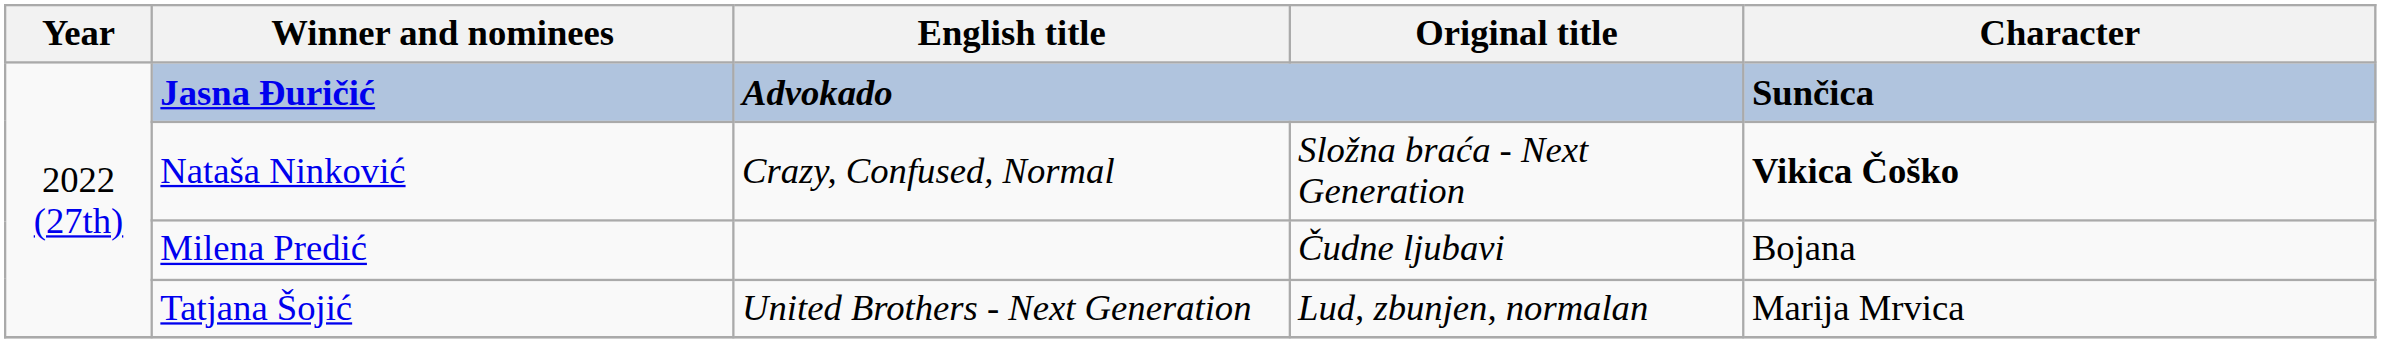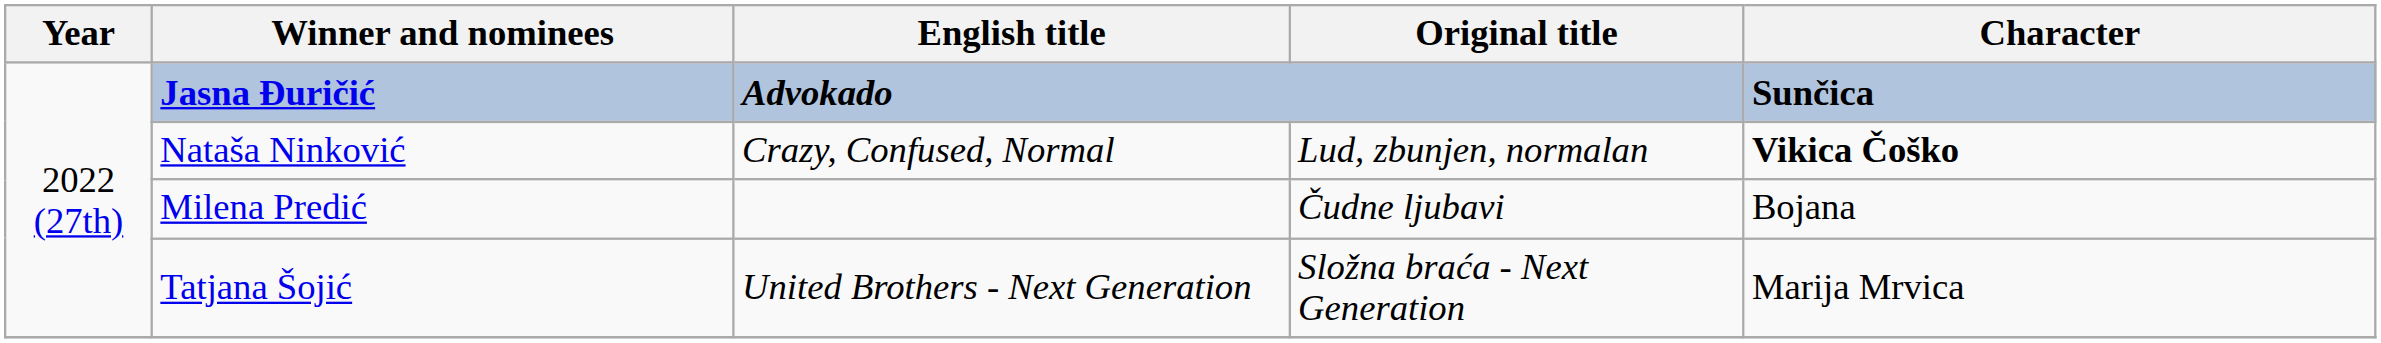(1443, 170) Složna braća - Next Generation -> (1473, 149) Lud, zbunjen, normalan
(1473, 307) Lud, zbunjen, normalan -> (1443, 286) Složna braća - Next Generation
